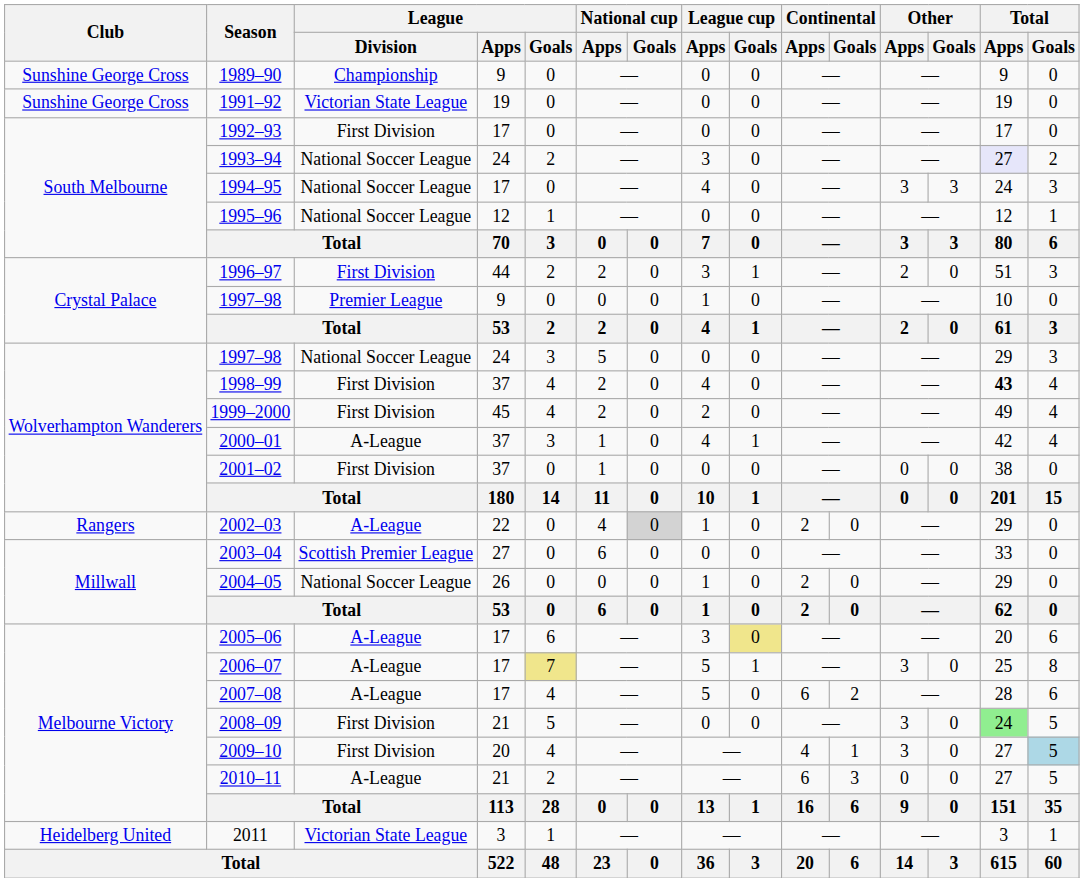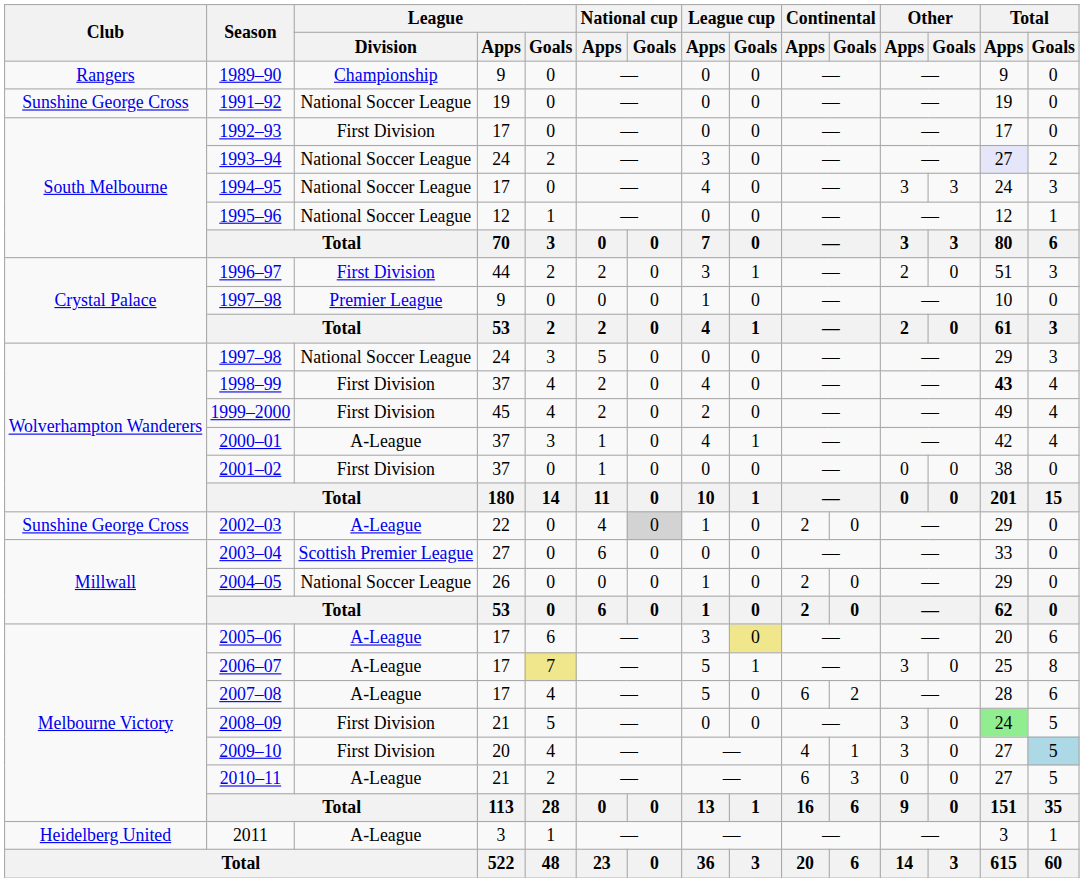(105, 74) Sunshine George Cross -> (105, 74) Rangers
(386, 103) Victorian State League -> (386, 103) National Soccer League
(105, 525) Rangers -> (105, 525) Sunshine George Cross
(386, 835) Victorian State League -> (386, 835) A-League
